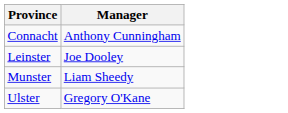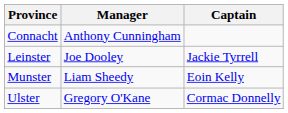+ column: (234, 14)
